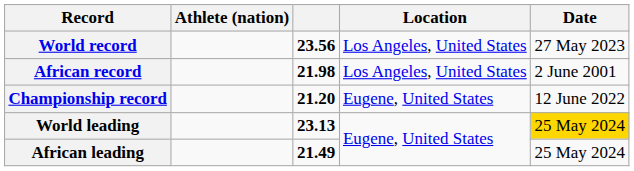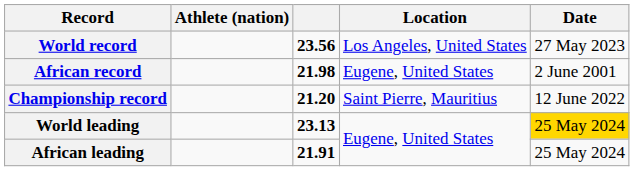(435, 71) Los Angeles, United States -> (418, 71) Eugene, United States
(418, 98) Eugene, United States -> (420, 98) Saint Pierre, Mauritius
(316, 152) 21.49 -> (316, 152) 21.91
